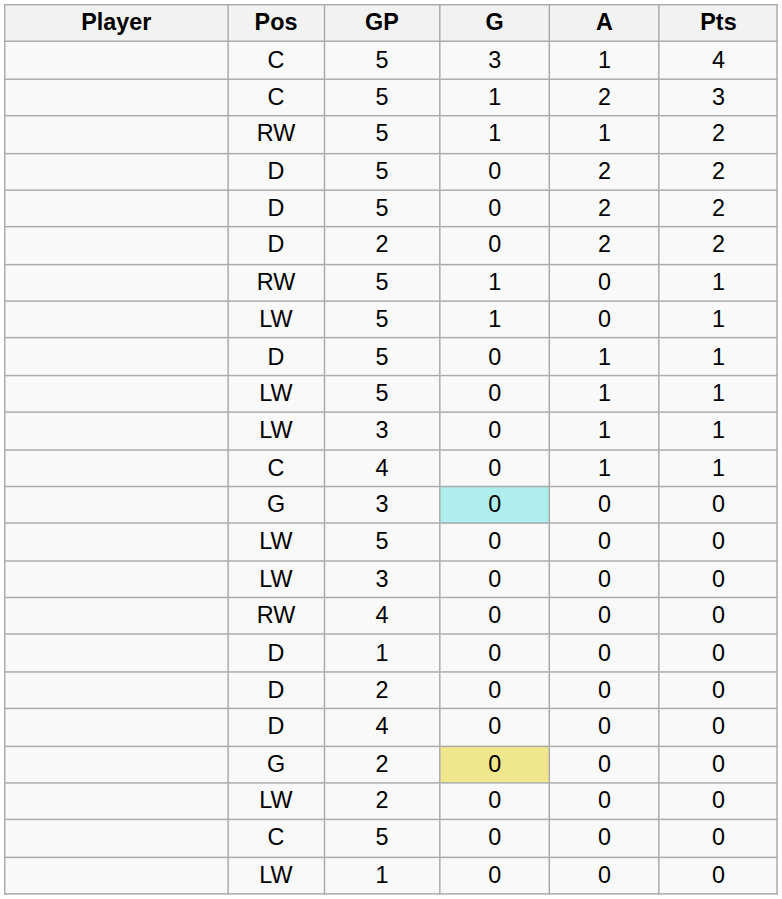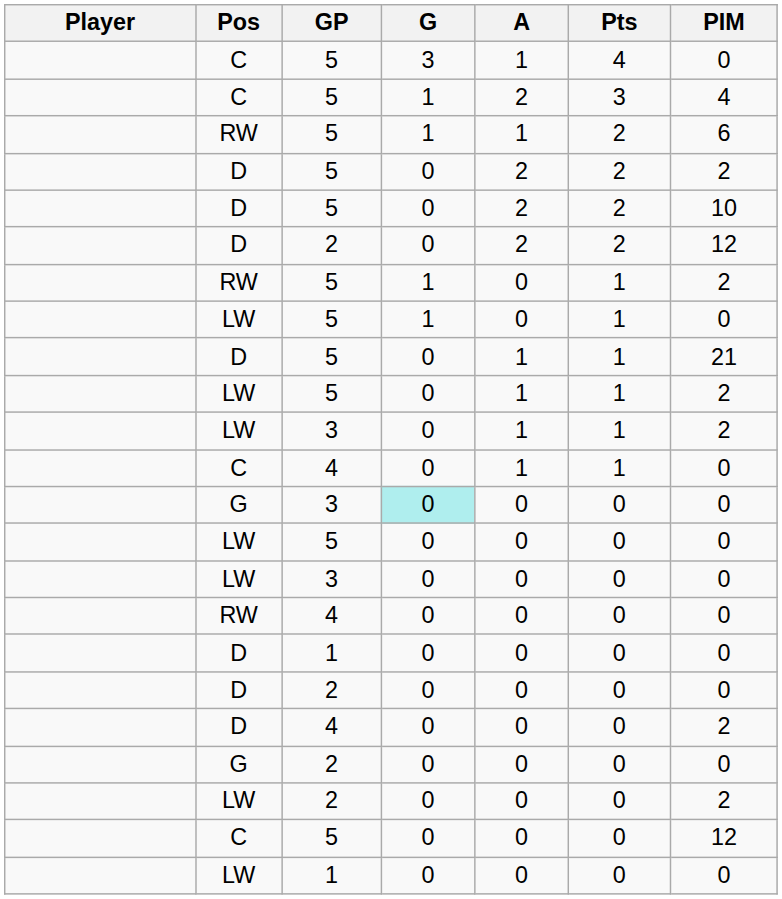+ column: (724, 23)
(495, 763) khaki background -> (428, 763) no background
